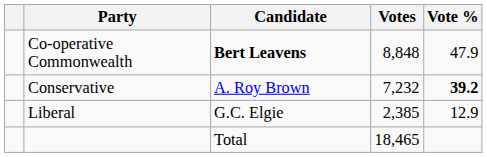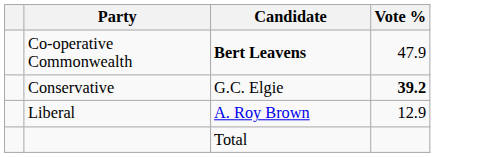- column: (397, 17)
(262, 87) A. Roy Brown -> (249, 87) G.C. Elgie
(249, 113) G.C. Elgie -> (262, 113) A. Roy Brown
